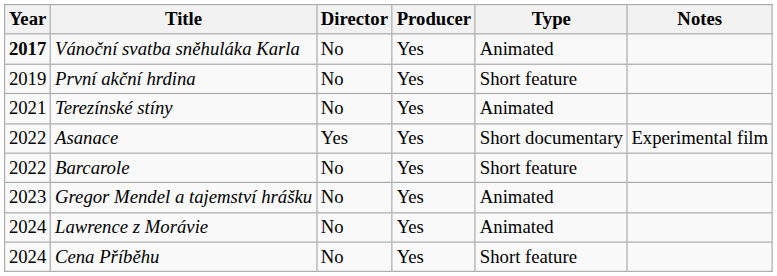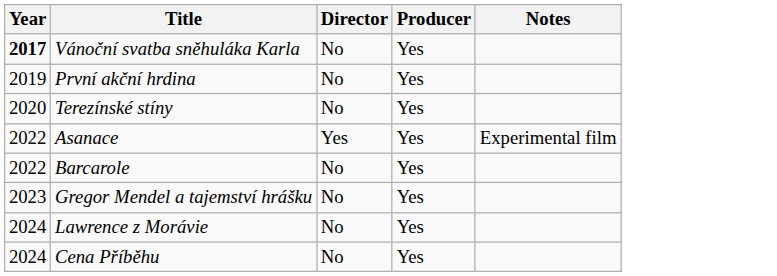- column: (551, 19)
(28, 108) 2021 -> (28, 108) 2020
